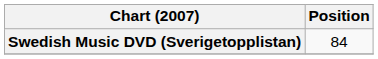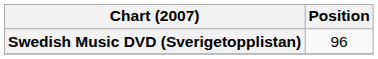(339, 41) 84 -> (339, 41) 96
